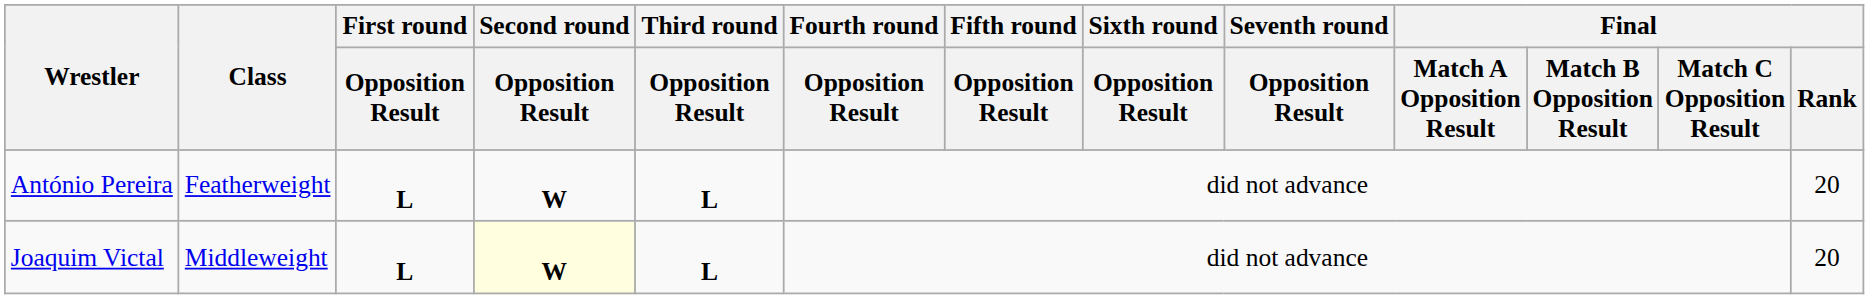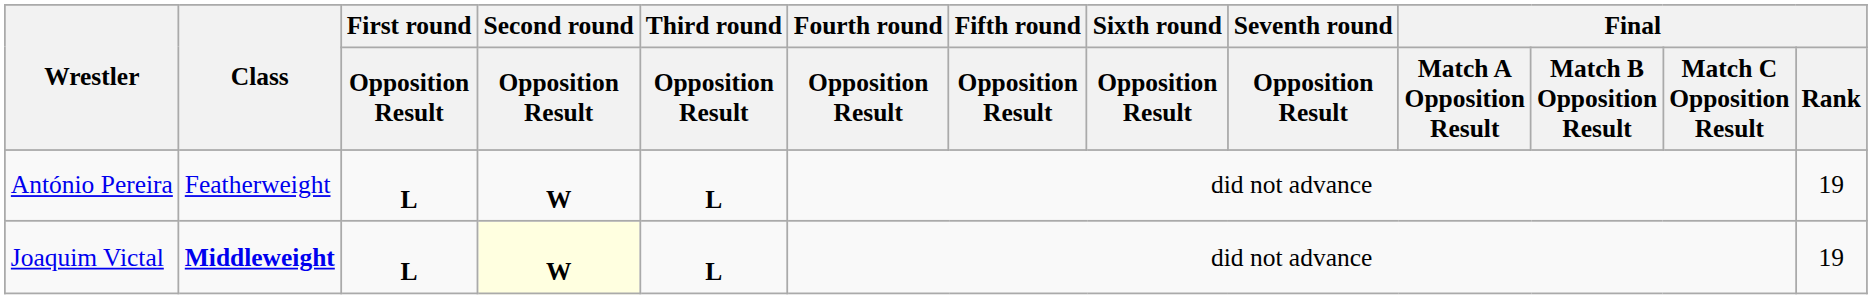(1827, 185) 20 -> (1831, 185) 19
(256, 257) normal -> (260, 257) bold
(1827, 257) 20 -> (1831, 257) 19
